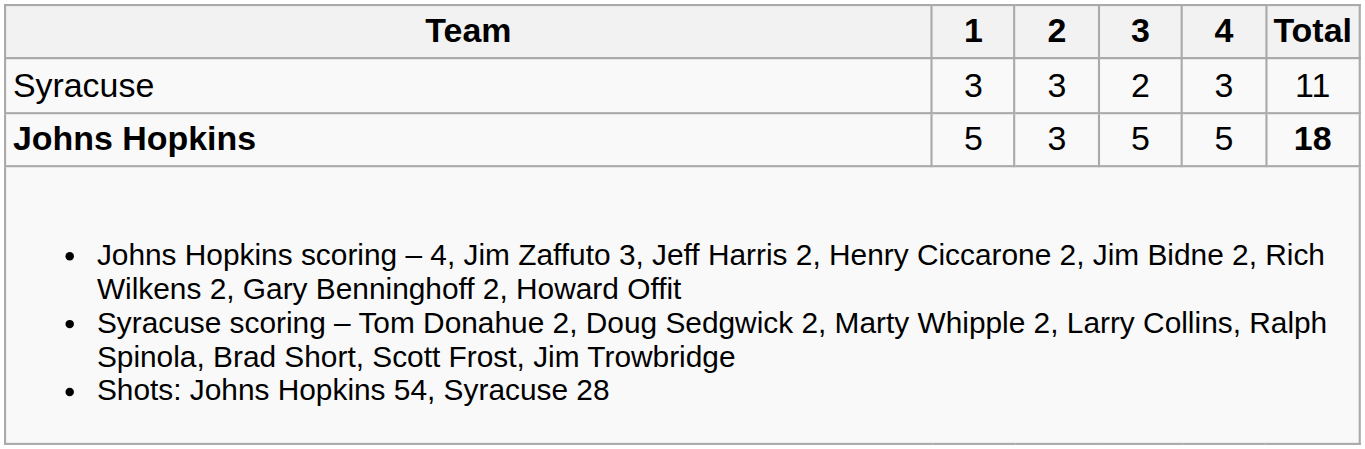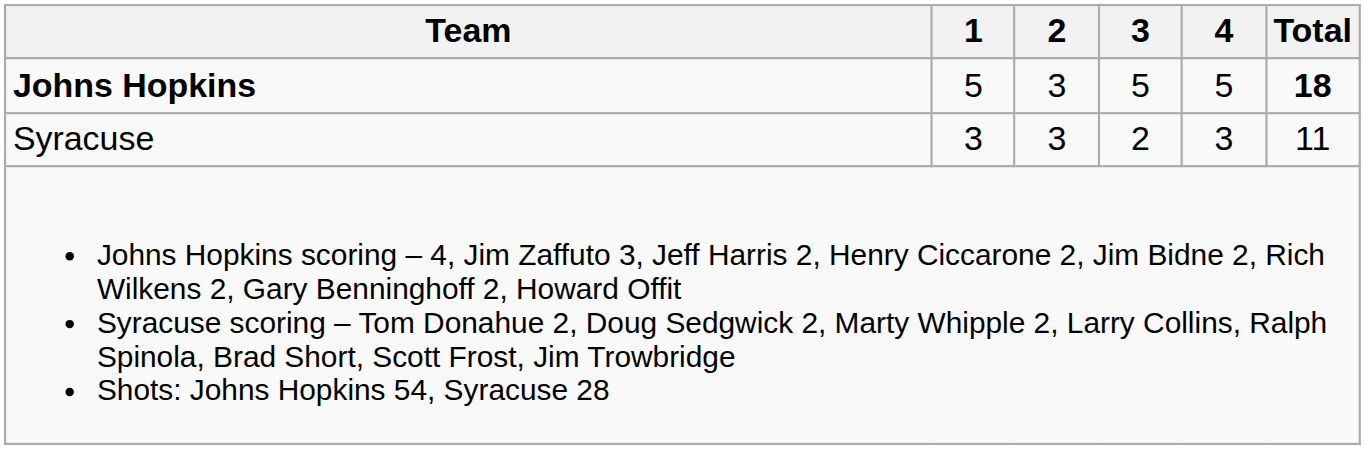rows swapped: (134, 138) <-> (84, 85)
